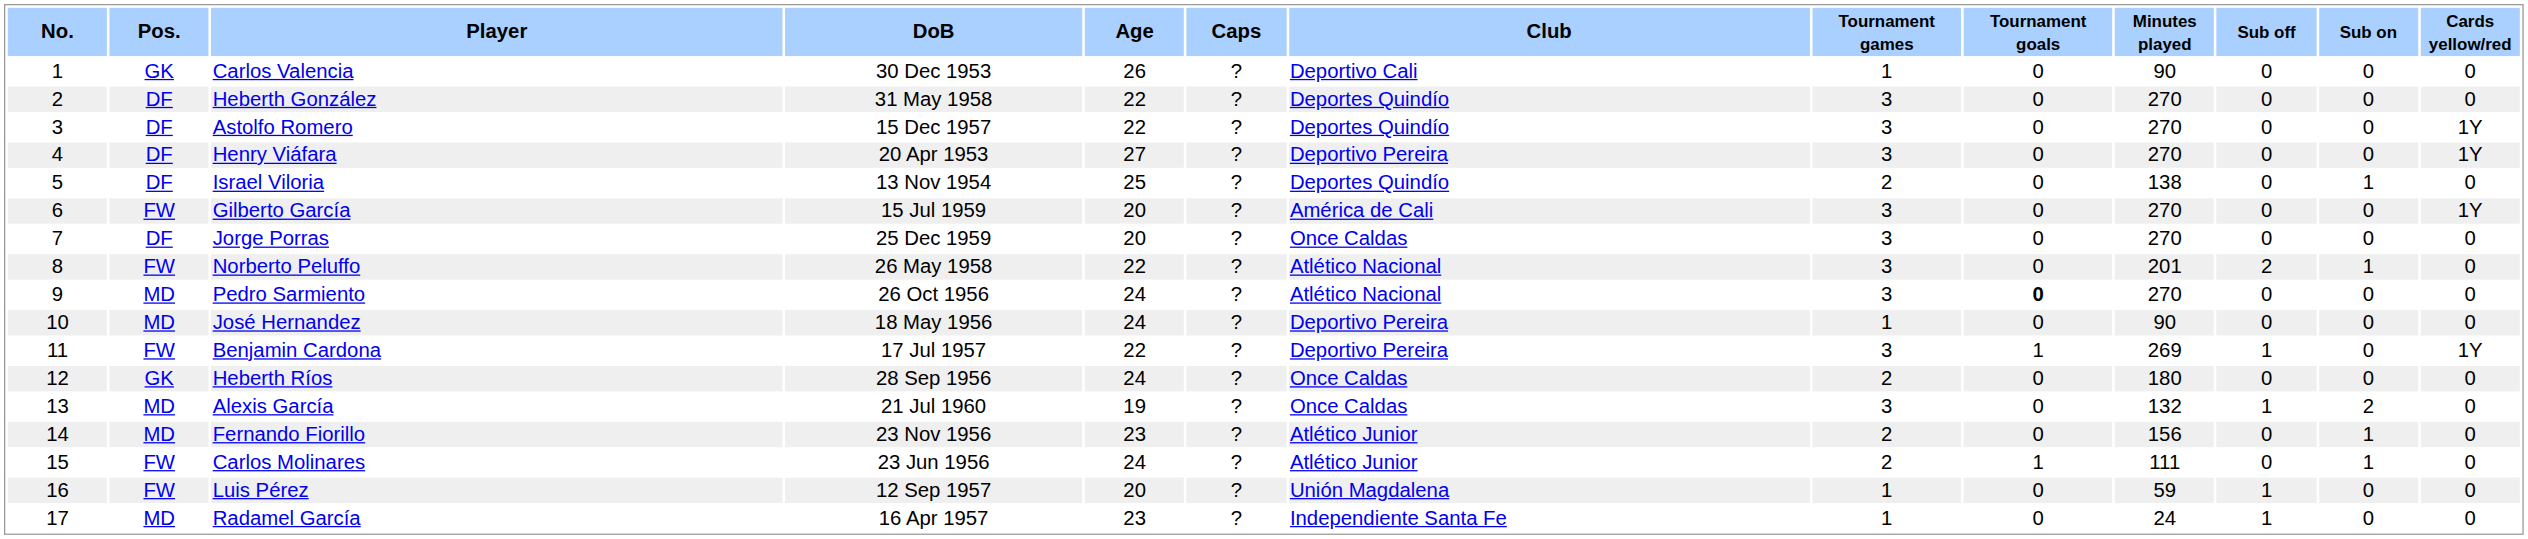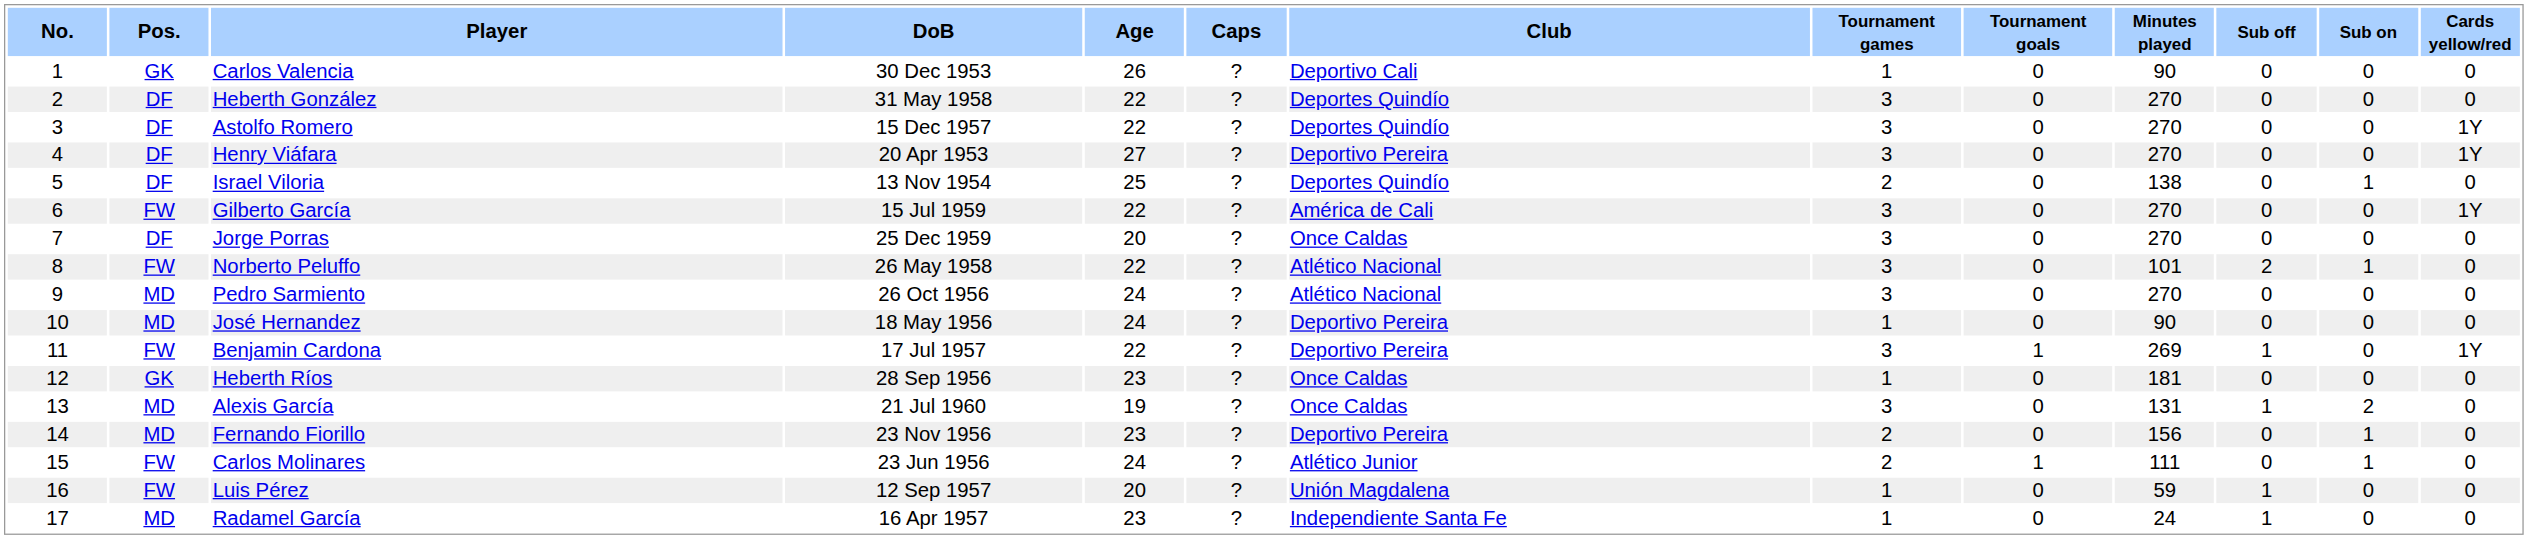(1135, 210) 20 -> (1135, 210) 22
(2165, 266) 201 -> (2165, 266) 101
(2038, 294) bold -> (2038, 294) normal
(1135, 378) 24 -> (1135, 378) 23
(1887, 378) 2 -> (1887, 378) 1
(2165, 378) 180 -> (2165, 378) 181
(2165, 406) 132 -> (2165, 406) 131
(1354, 434) Atlético Junior -> (1369, 434) Deportivo Pereira
